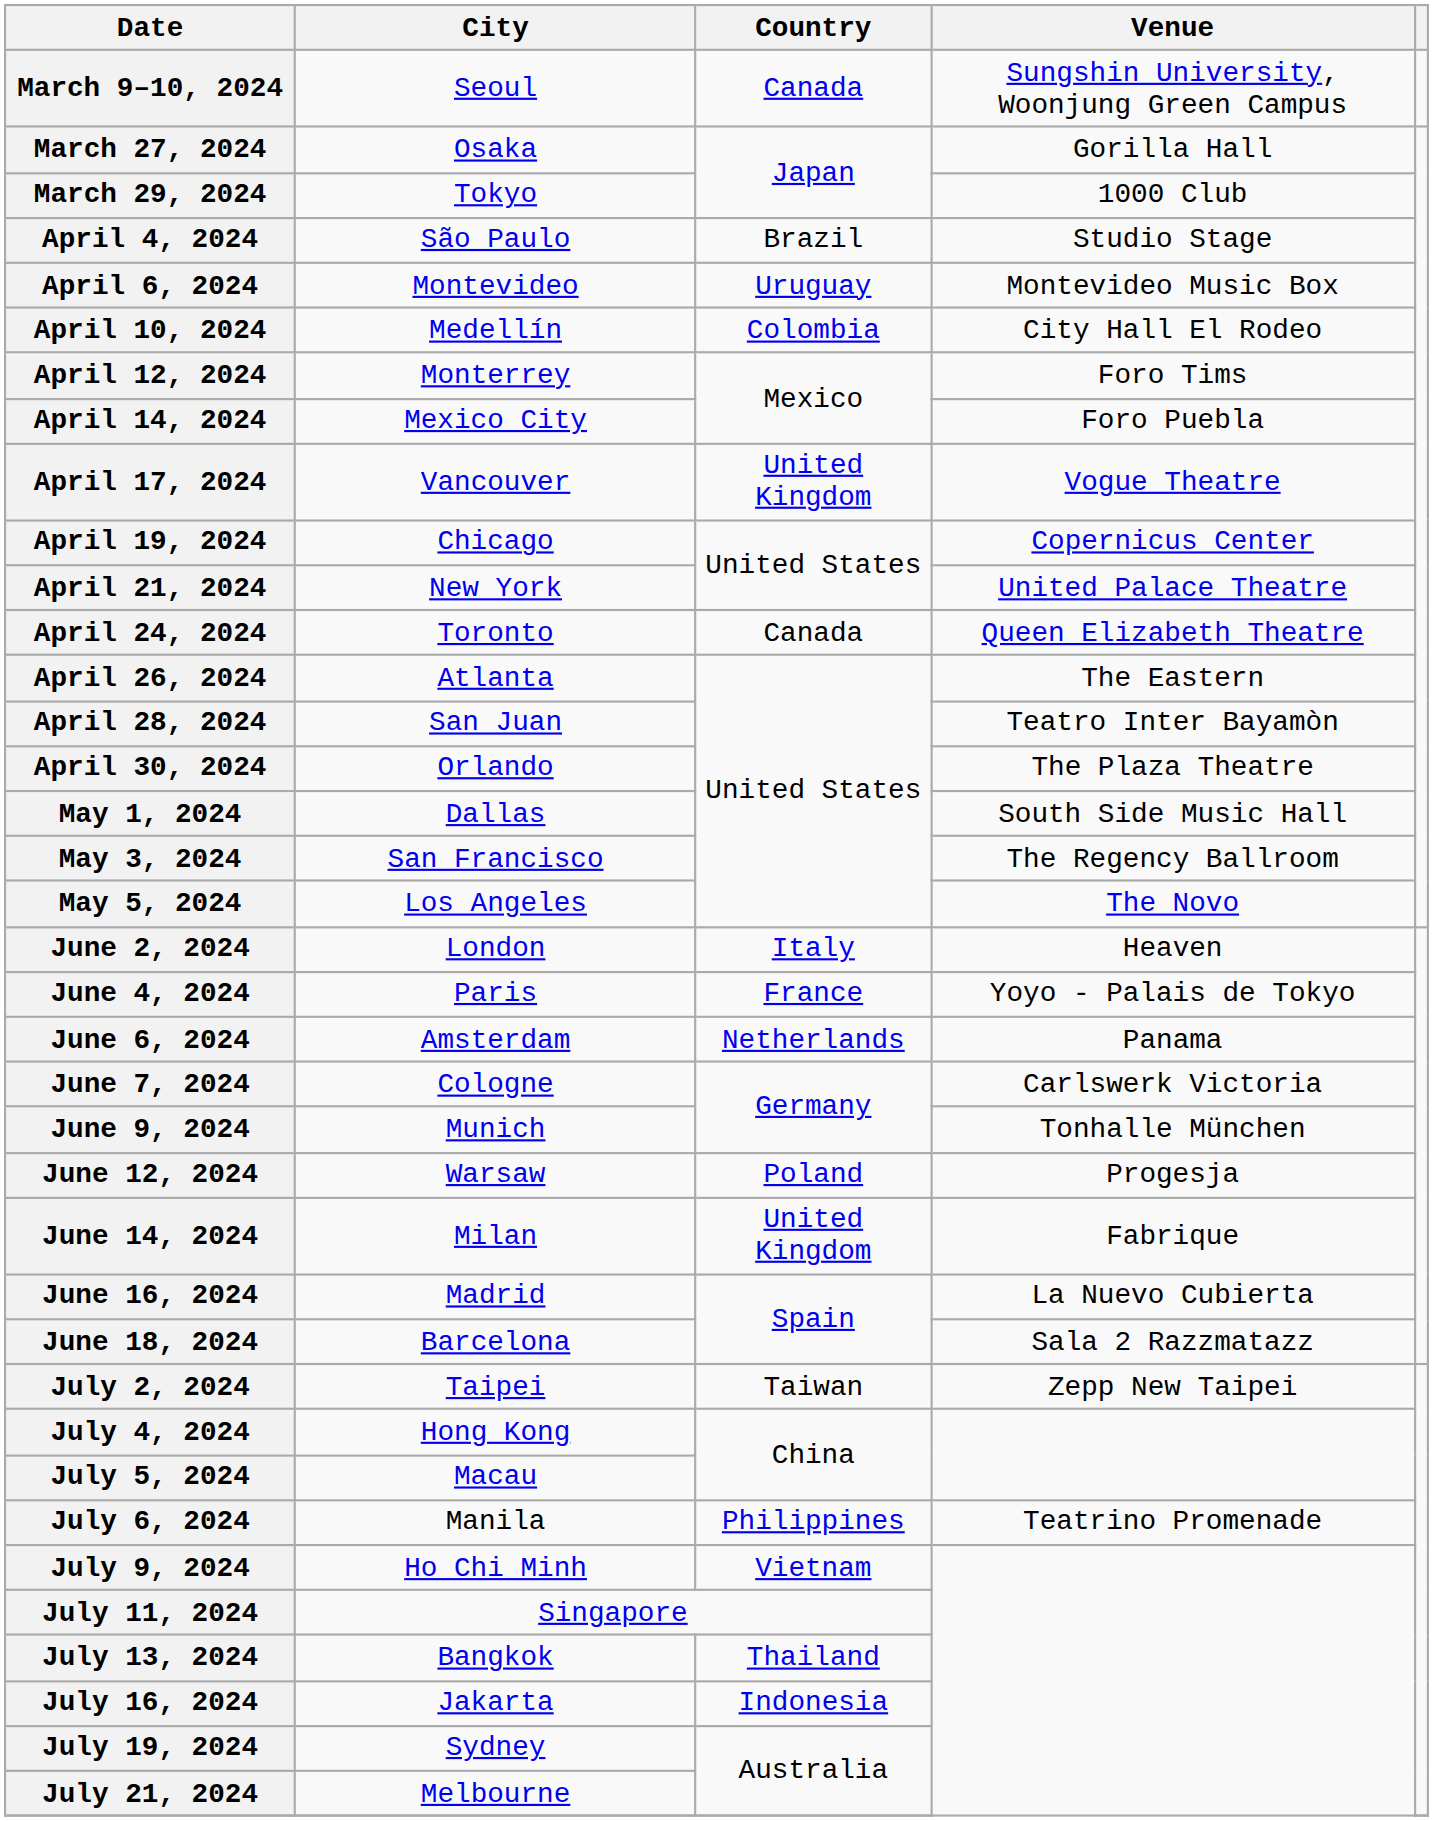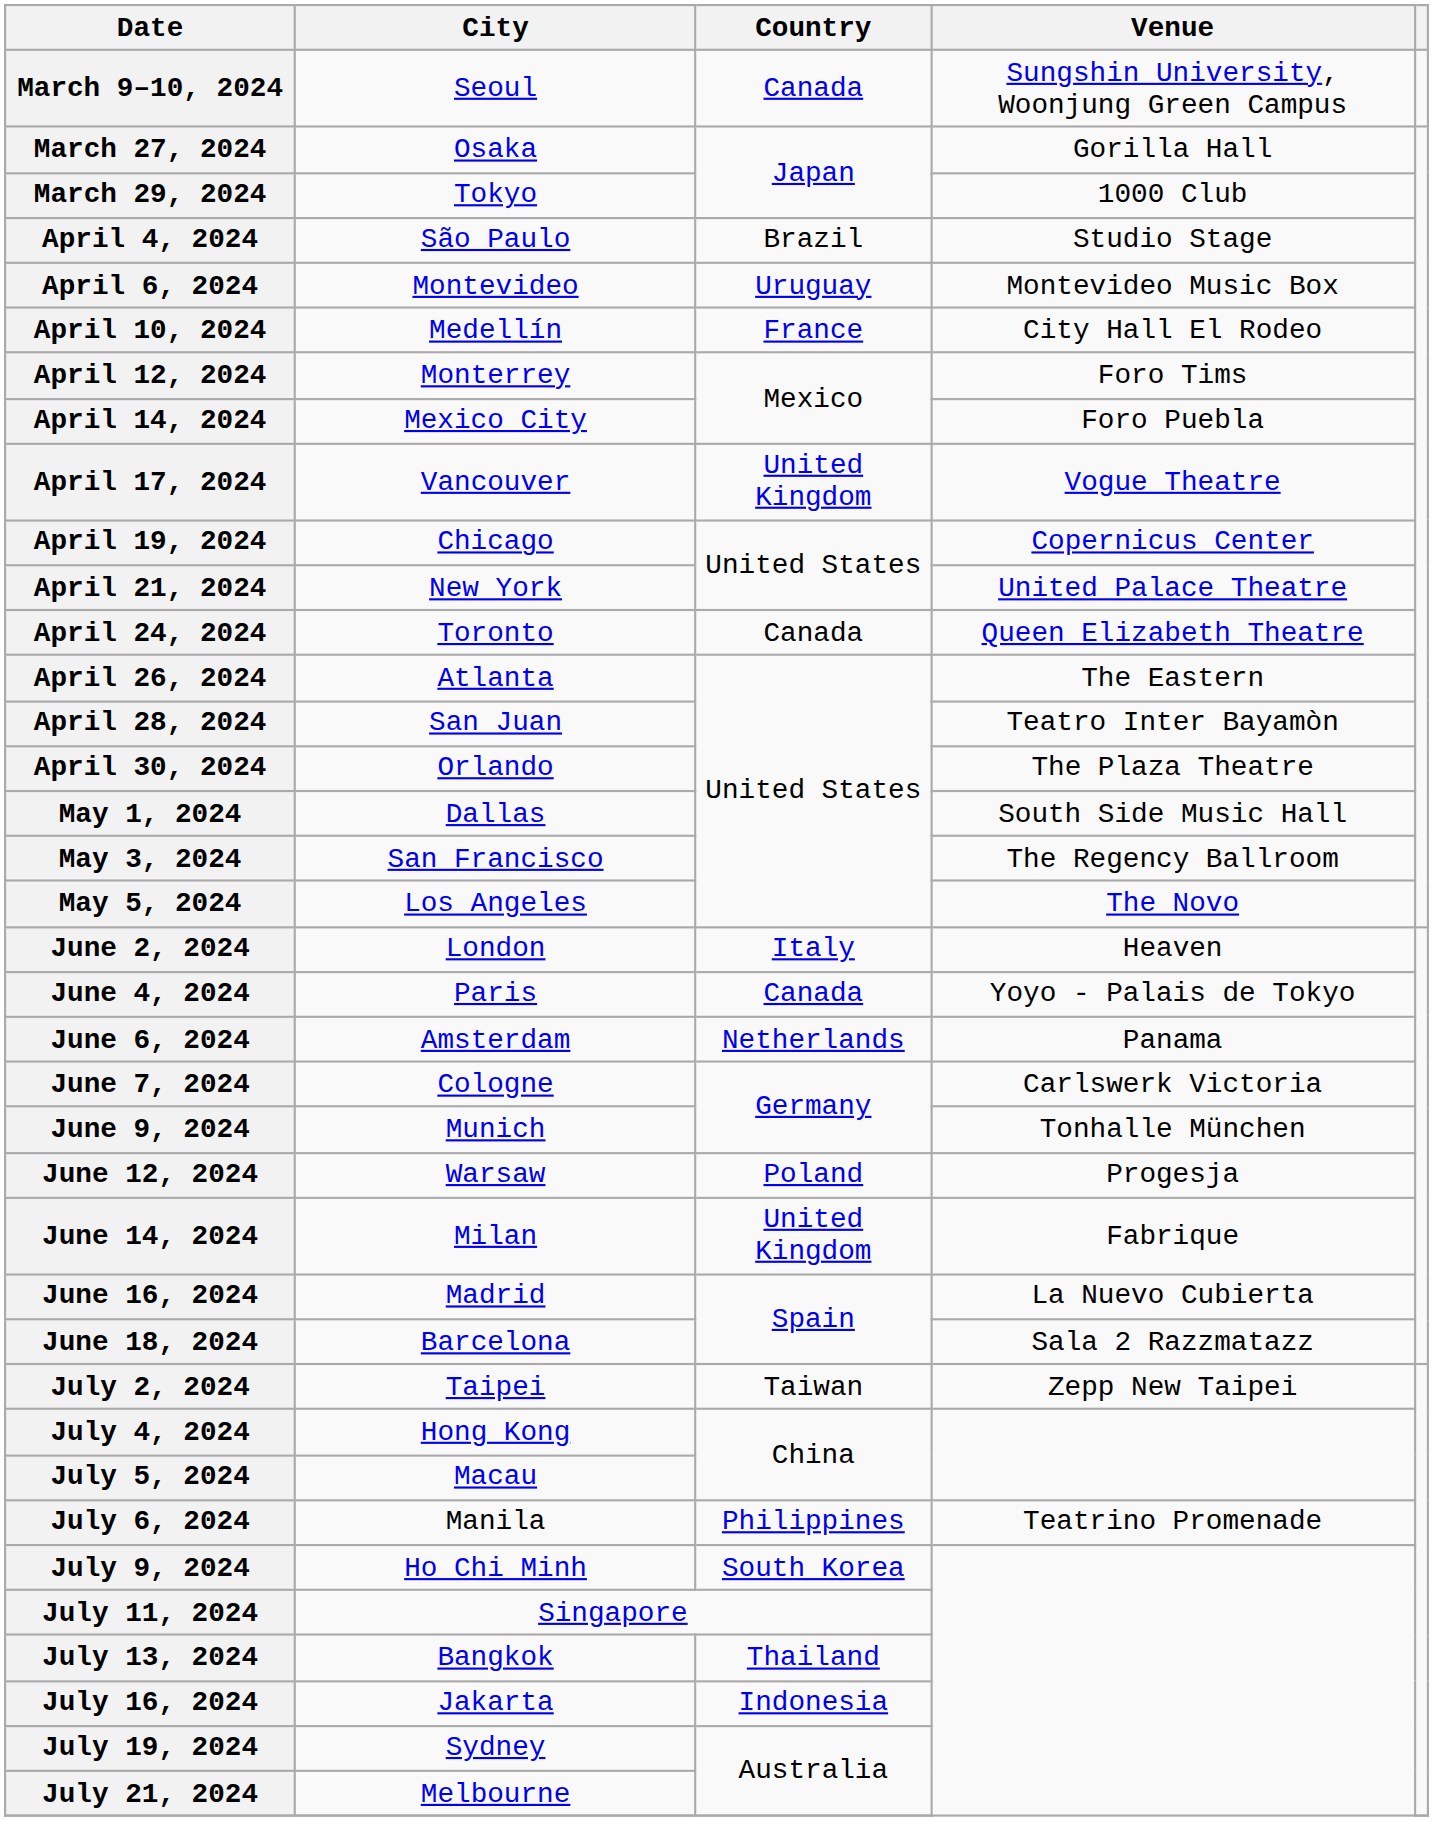(813, 330) Colombia -> (813, 330) France
(813, 994) France -> (813, 994) Canada
(813, 1568) Vietnam -> (813, 1568) South Korea
